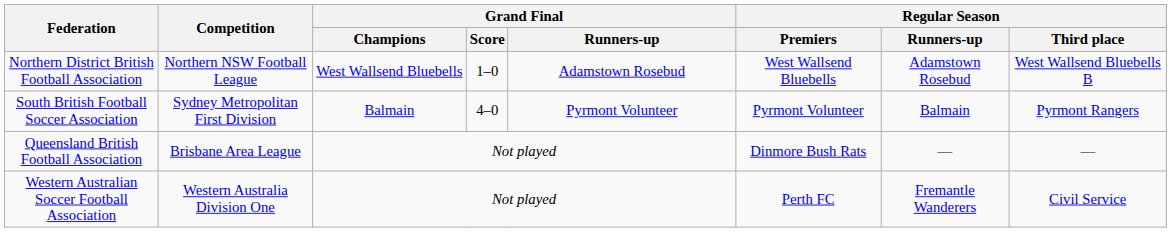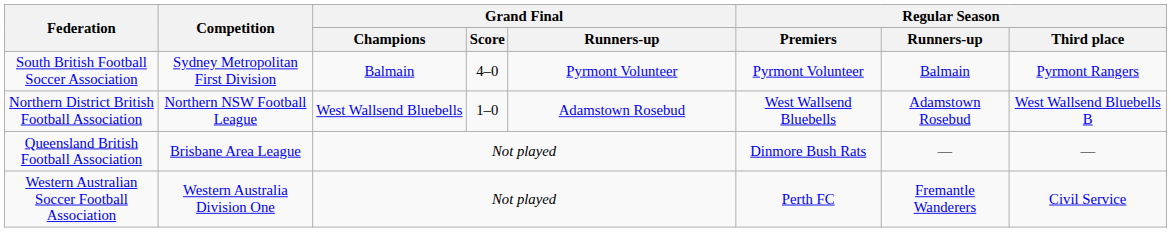rows swapped: (81, 71) <-> (81, 111)
